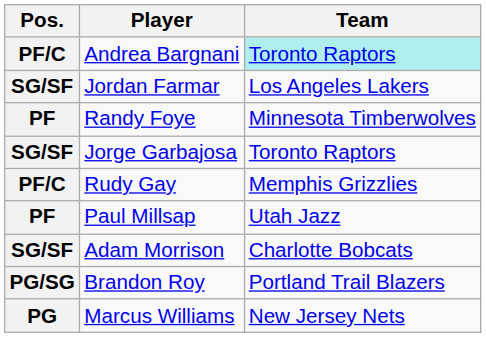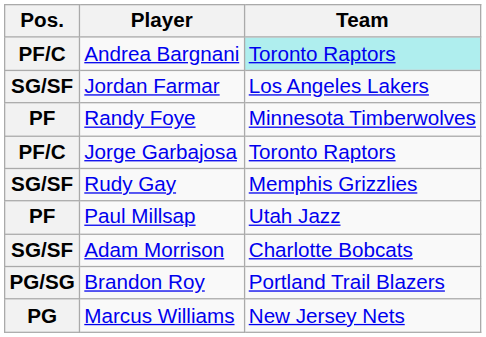(42, 151) SG/SF -> (42, 151) PF/C
(42, 184) PF/C -> (42, 184) SG/SF
